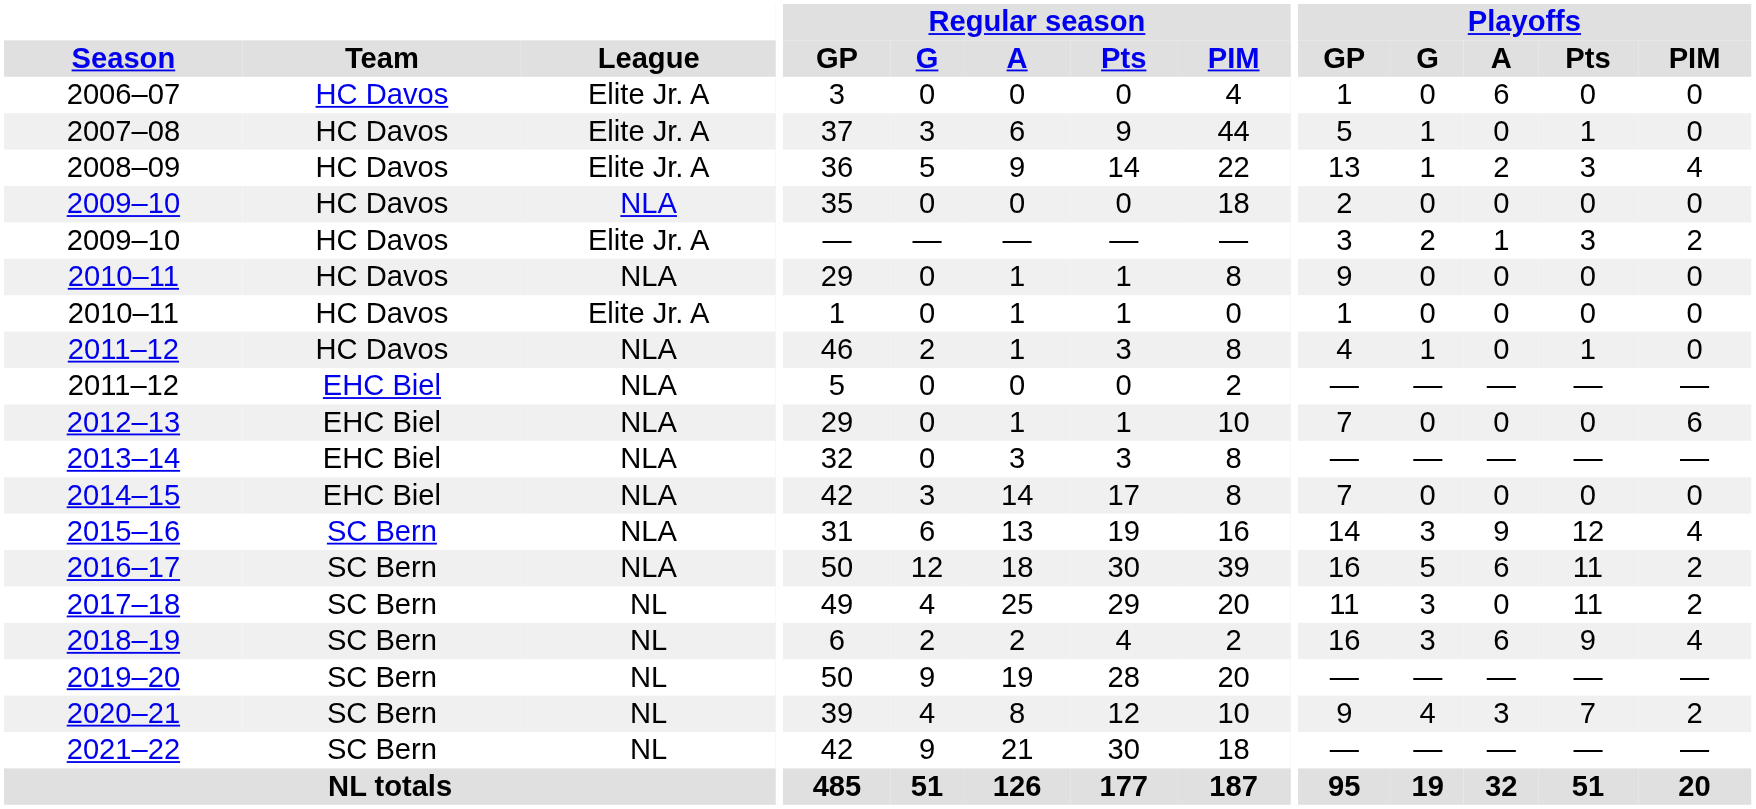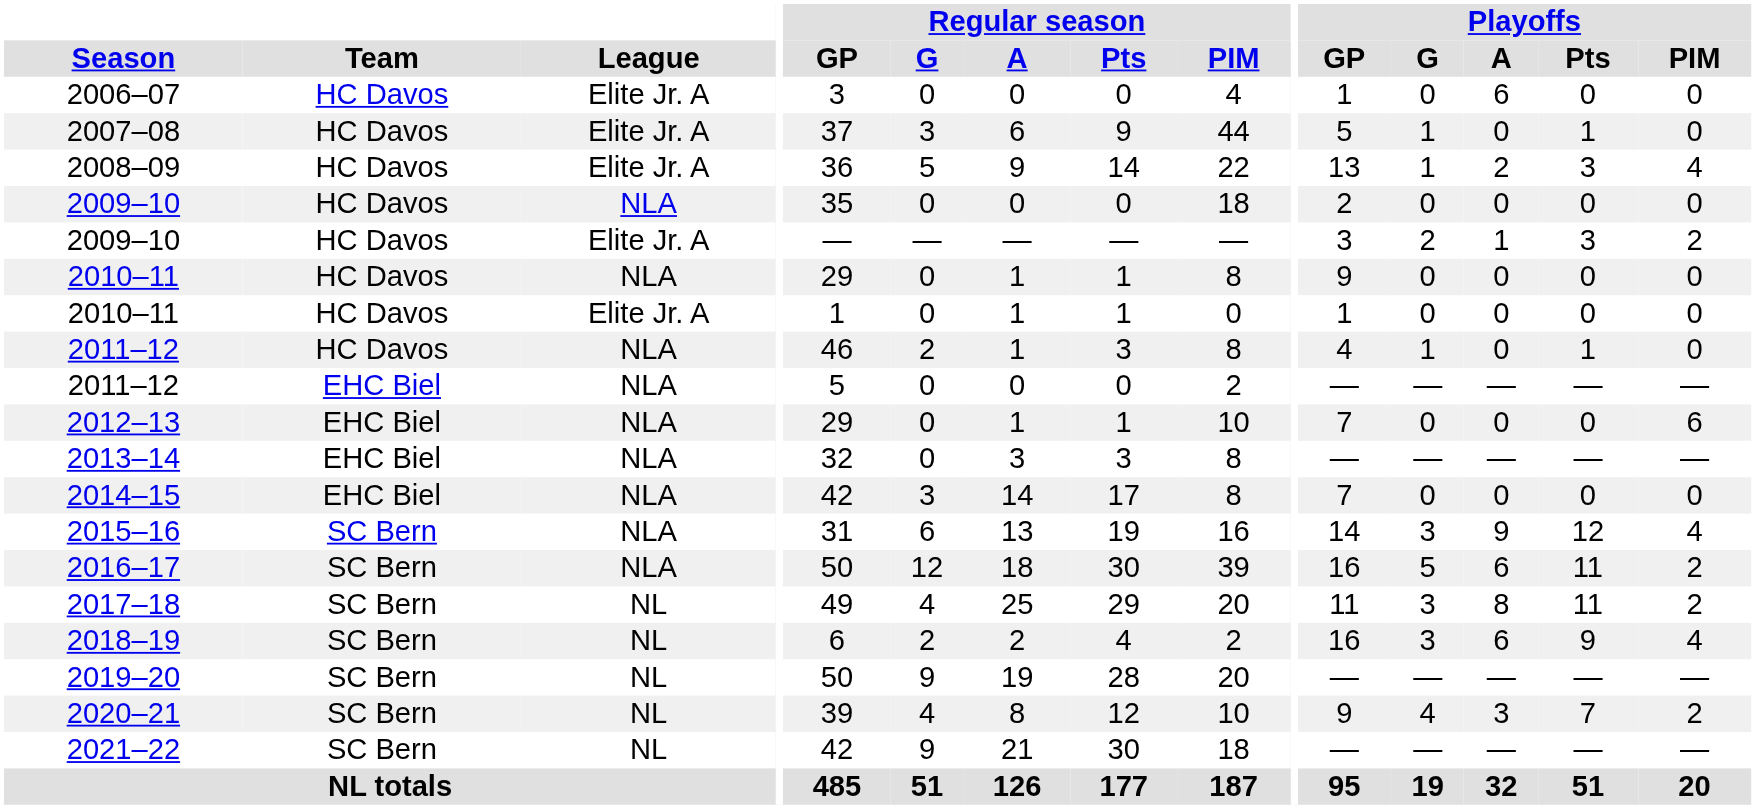(1501, 604) 0 -> (1501, 604) 8
